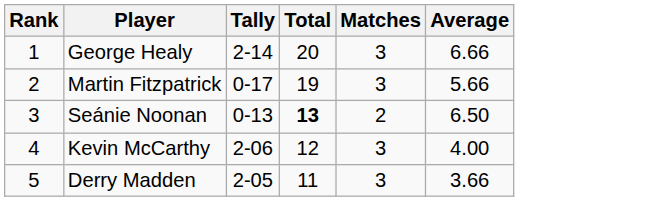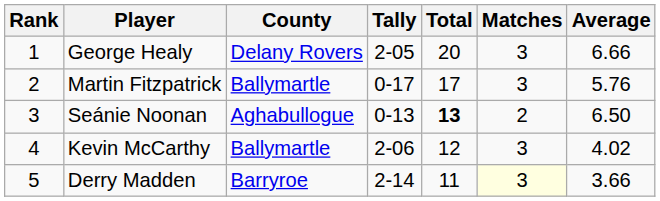+ column: (297, 20)
(253, 52) 2-14 -> (394, 52) 2-05
(308, 84) 19 -> (449, 84) 17
(470, 84) 5.66 -> (611, 84) 5.76
(470, 148) 4.00 -> (611, 148) 4.02
(253, 180) 2-05 -> (394, 180) 2-14
(381, 180) no background -> (522, 180) lightyellow background
